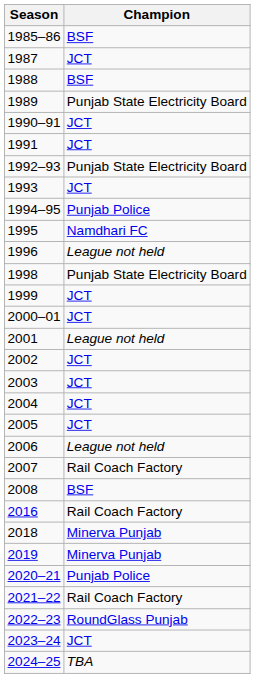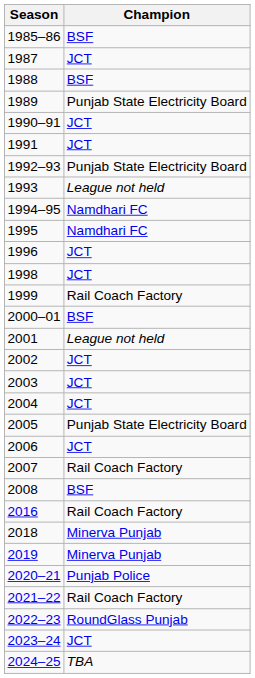(79, 187) JCT -> (116, 187) League not held
(108, 209) Punjab Police -> (107, 209) Namdhari FC
(116, 252) League not held -> (79, 252) JCT
(157, 274) Punjab State Electricity Board -> (79, 274) JCT
(79, 295) JCT -> (125, 295) Rail Coach Factory
(79, 317) JCT -> (80, 317) BSF
(79, 425) JCT -> (157, 425) Punjab State Electricity Board
(116, 446) League not held -> (79, 446) JCT
